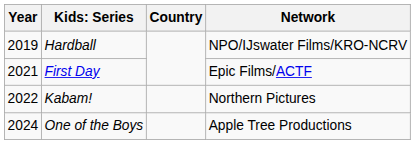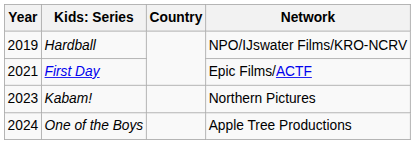(23, 98) 2022 -> (23, 98) 2023
